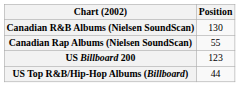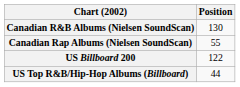(216, 58) 123 -> (216, 58) 122
